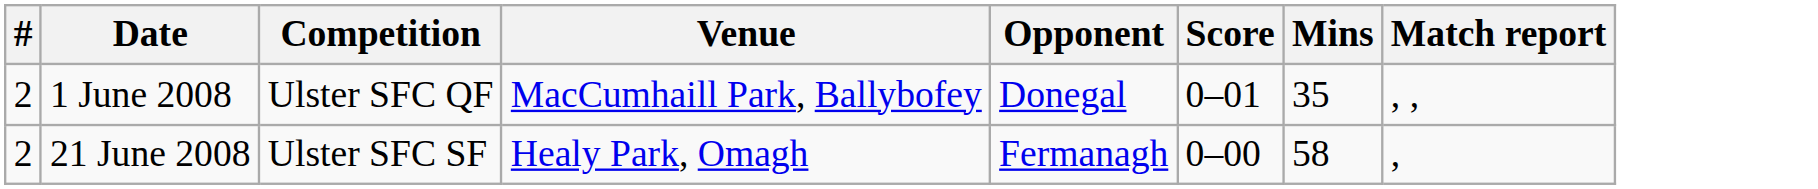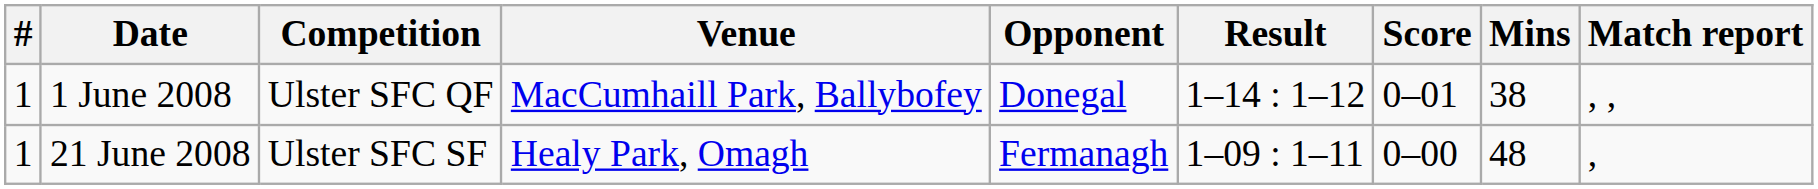+ column: (1275, 34)
(23, 93) 2 -> (23, 93) 1
(1311, 93) 35 -> (1508, 93) 38
(23, 153) 2 -> (23, 153) 1
(1311, 153) 58 -> (1508, 153) 48
